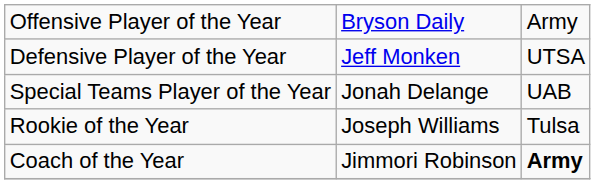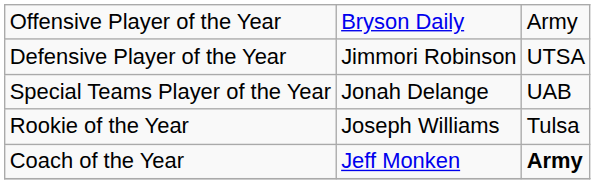(401, 56) Jeff Monken -> (429, 56) Jimmori Robinson
(429, 160) Jimmori Robinson -> (401, 160) Jeff Monken
